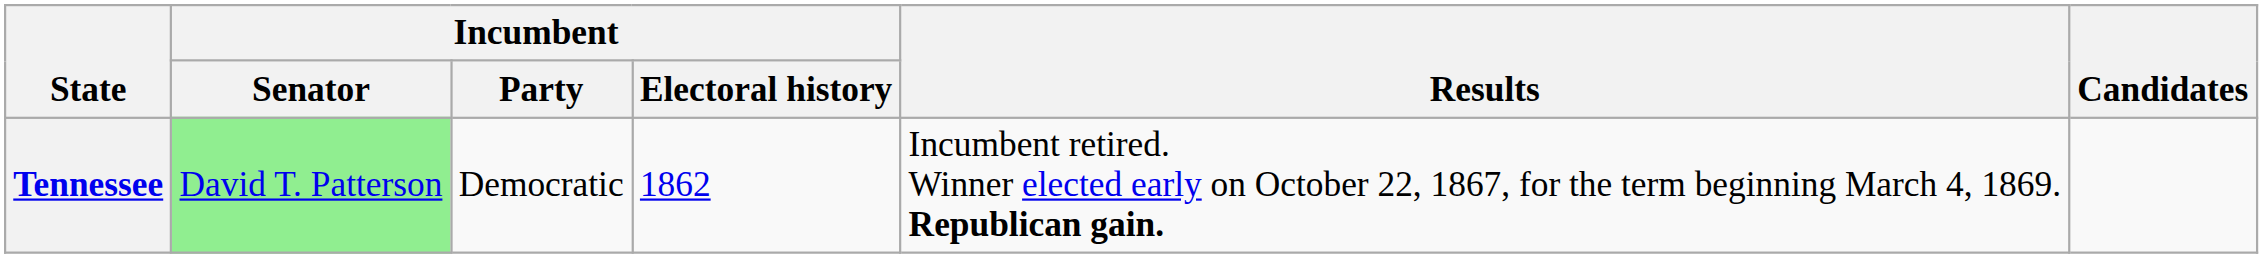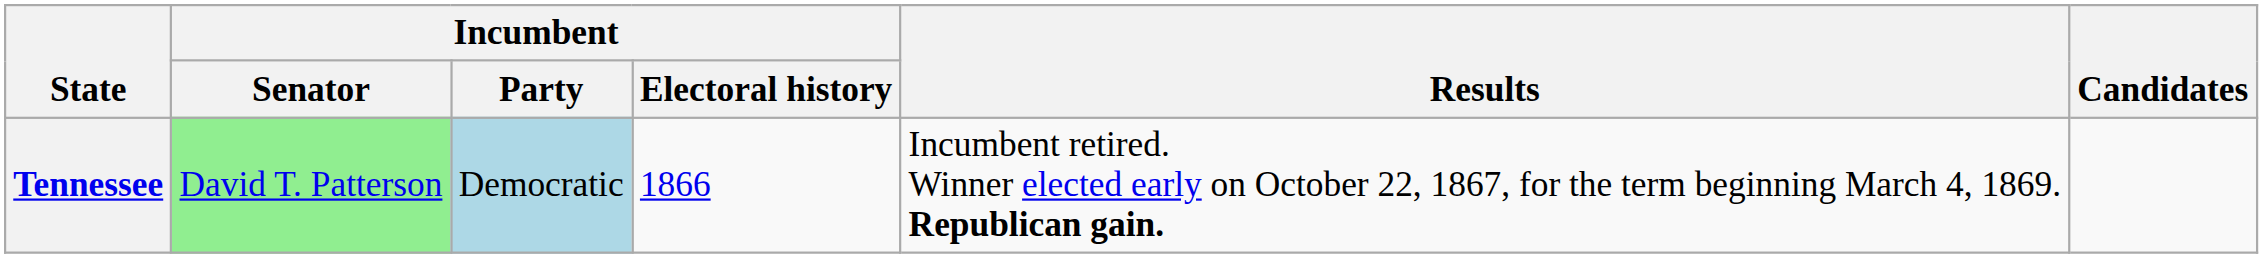(541, 184) no background -> (541, 184) lightblue background
(675, 184) 1862 -> (675, 184) 1866
